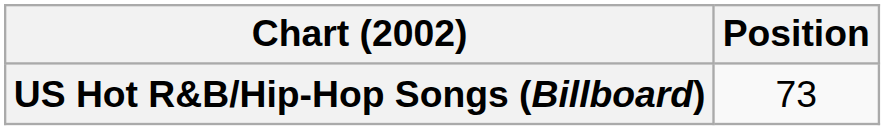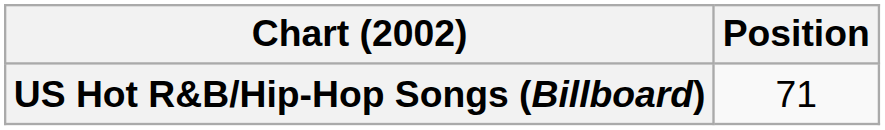(796, 93) 73 -> (796, 93) 71
